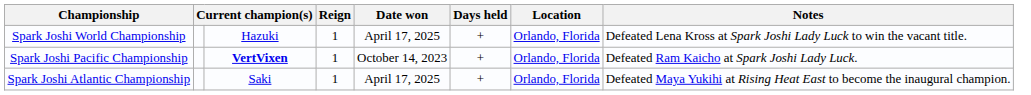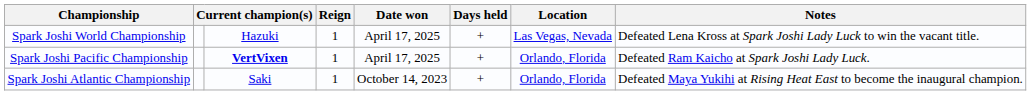(557, 36) Orlando, Florida -> (563, 36) Las Vegas, Nevada
(402, 57) October 14, 2023 -> (402, 57) April 17, 2025
(402, 78) April 17, 2025 -> (402, 78) October 14, 2023
